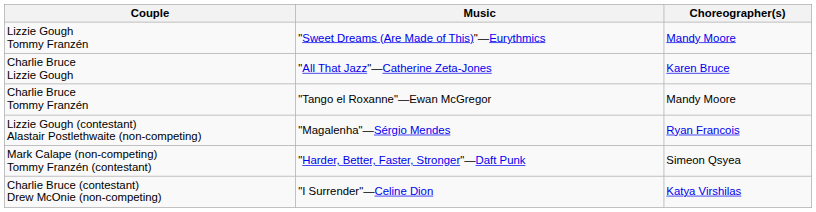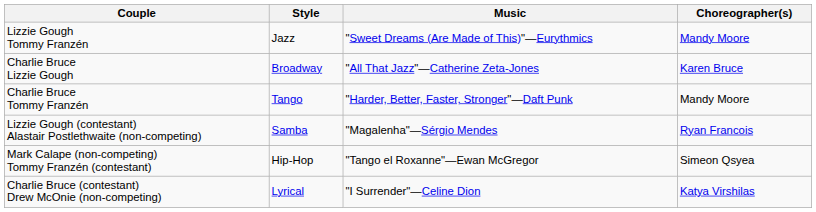+ column: (306, 13)
(395, 99) "Tango el Roxanne"—Ewan McGregor -> (459, 99) "Harder, Better, Faster, Stronger"—Daft Punk
(412, 161) "Harder, Better, Faster, Stronger"—Daft Punk -> (442, 161) "Tango el Roxanne"—Ewan McGregor
